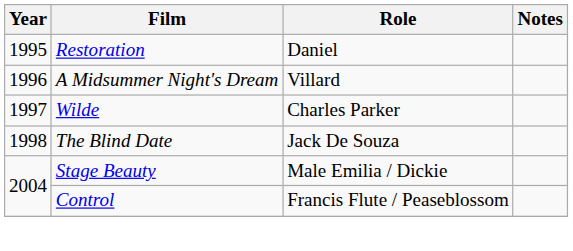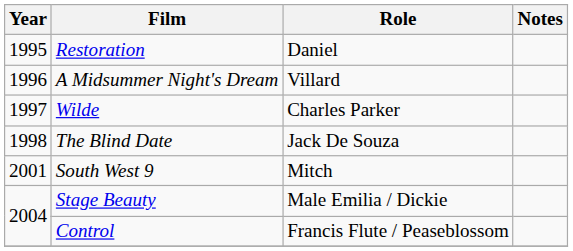+ row: (105, 170)
